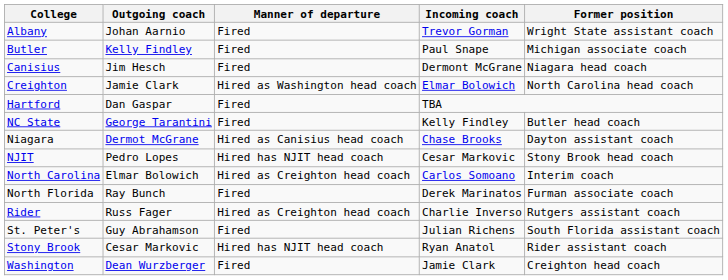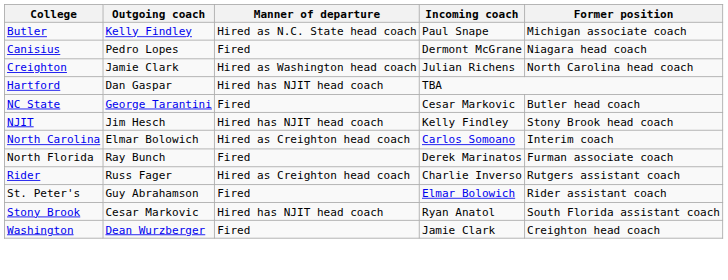- row: (27, 31)
(234, 49) Fired -> (317, 31) Hired as N.C. State head coach
(135, 67) Jim Hesch -> (142, 49) Pedro Lopes
(469, 85) Elmar Bolowich -> (469, 67) Julian Richens
(234, 103) Fired -> (300, 85) Hired has NJIT head coach
(465, 121) Kelly Findley -> (469, 103) Cesar Markovic
- row: (30, 139)
(142, 158) Pedro Lopes -> (135, 121) Jim Hesch
(469, 158) Cesar Markovic -> (465, 121) Kelly Findley
(469, 230) Julian Richens -> (469, 194) Elmar Bolowich
(624, 230) South Florida assistant coach -> (597, 194) Rider assistant coach
(597, 248) Rider assistant coach -> (624, 212) South Florida assistant coach
